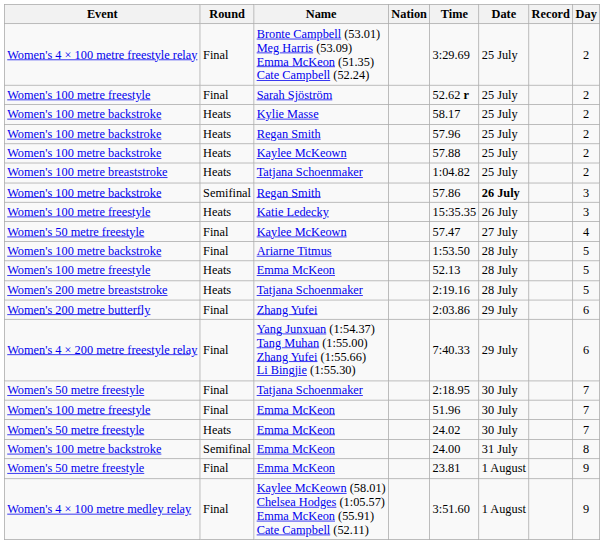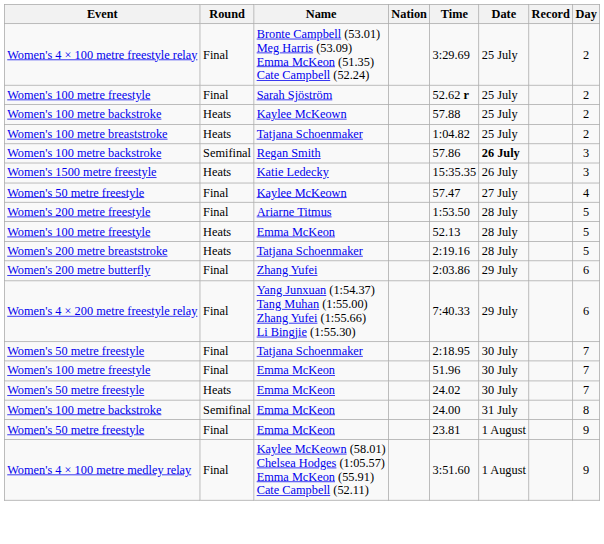- row: (217, 114)
- row: (217, 134)
(79, 212) Women's 100 metre freestyle -> (82, 173) Women's 1500 metre freestyle
(84, 251) Women's 100 metre backstroke -> (79, 212) Women's 200 metre freestyle
